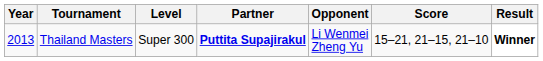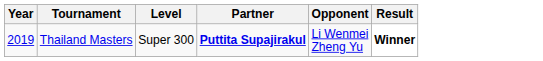- column: (431, 14)
(21, 40) 2013 -> (21, 40) 2019
